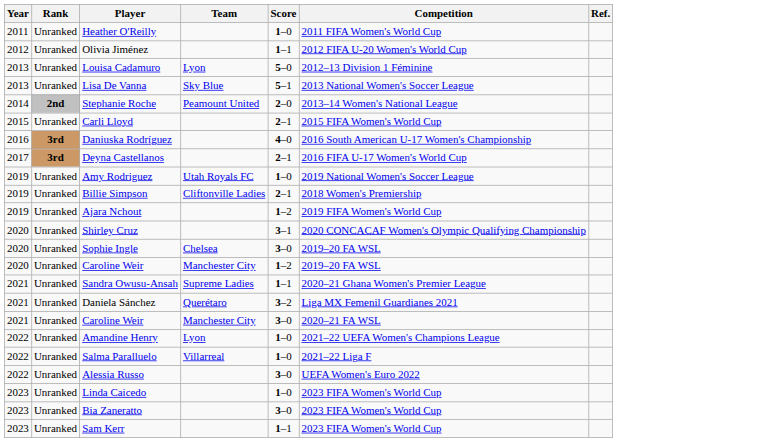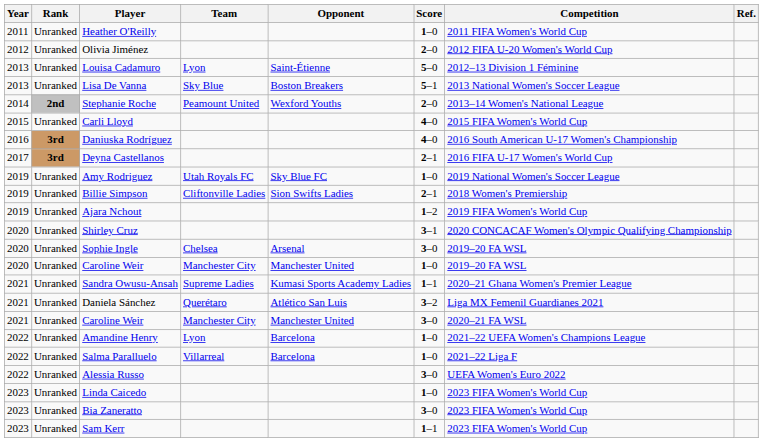+ column: (341, 13)
(283, 50) 1–1 -> (429, 50) 2–0
(283, 122) 2–1 -> (429, 122) 4–0
(283, 266) 1–2 -> (429, 266) 1–0
